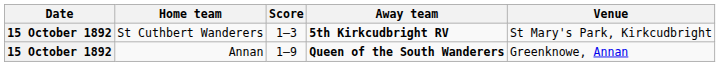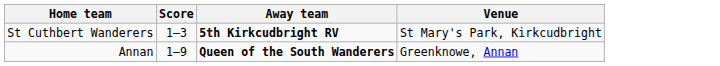- column: (59, 14)
